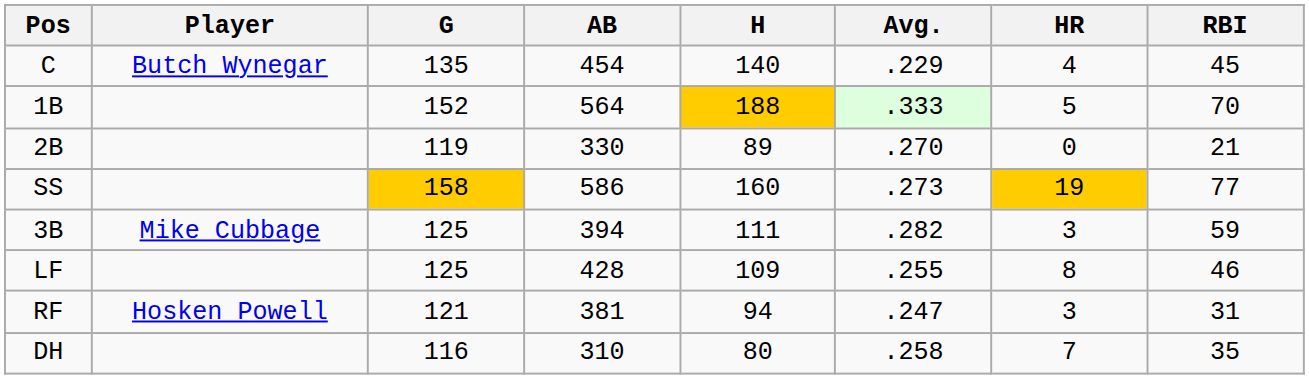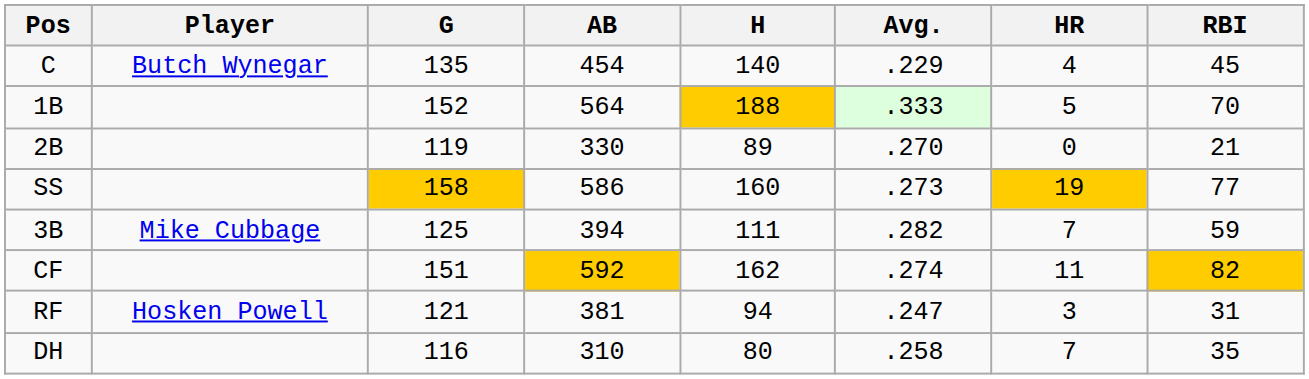(1069, 230) 3 -> (1069, 230) 7
- row: (48, 271)
+ row: (48, 271)
